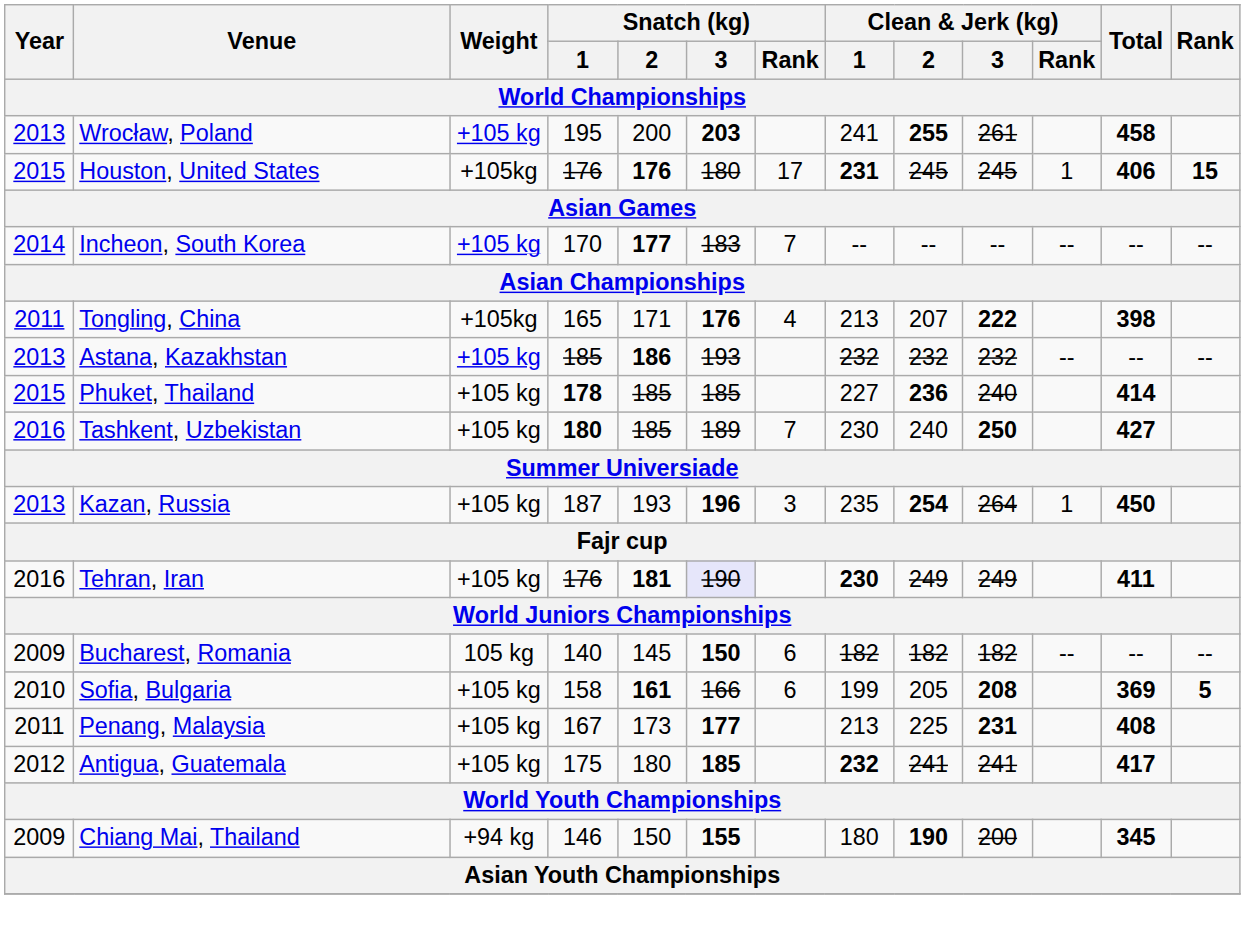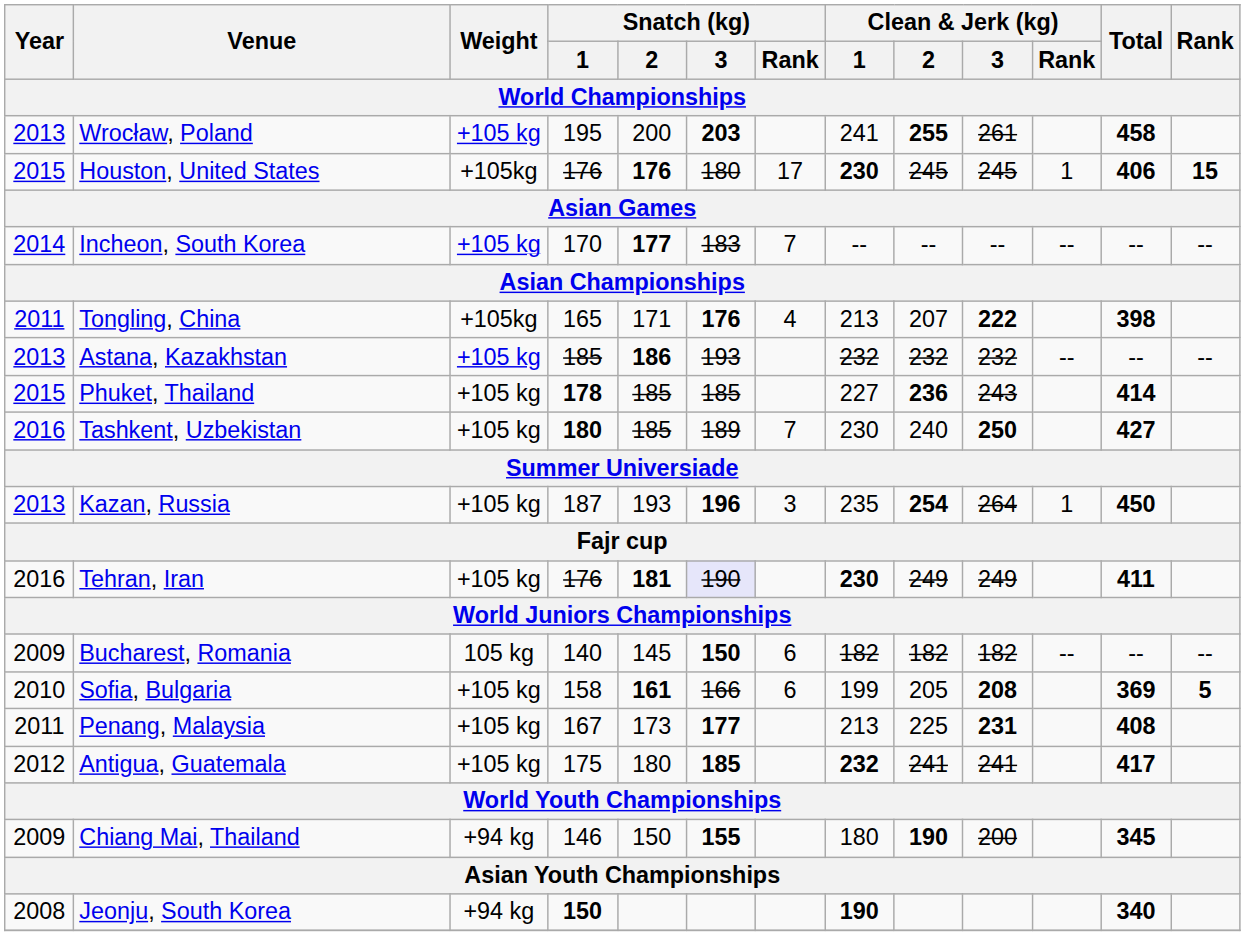(859, 171) 231 -> (859, 171) 230
(998, 393) 240 -> (998, 393) 243
+ row: (185, 912)
